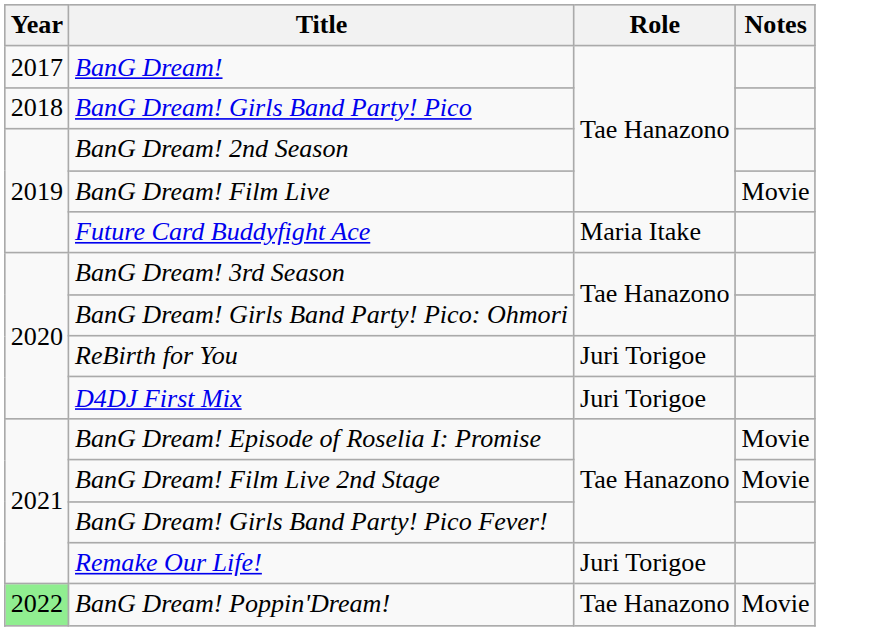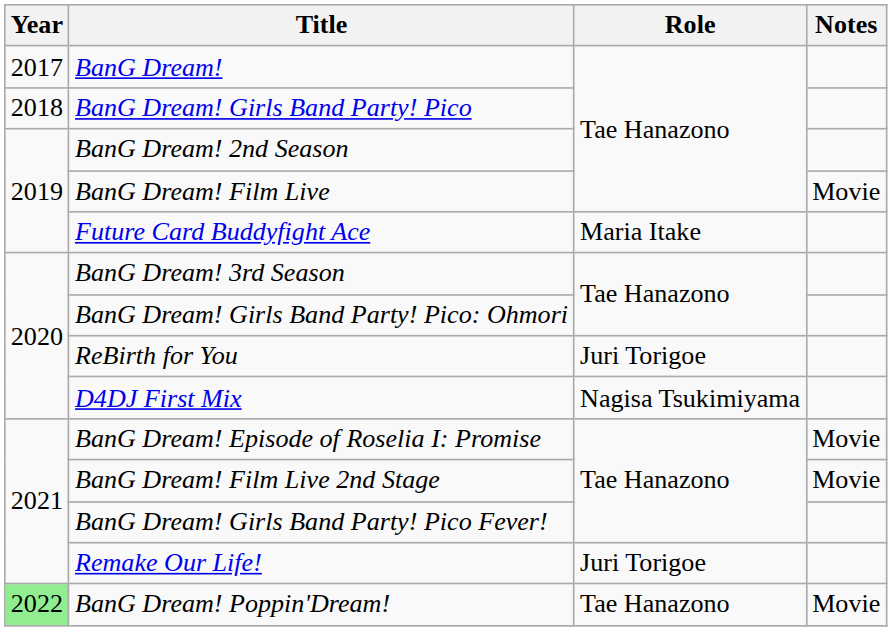(643, 397) Juri Torigoe -> (690, 397) Nagisa Tsukimiyama
